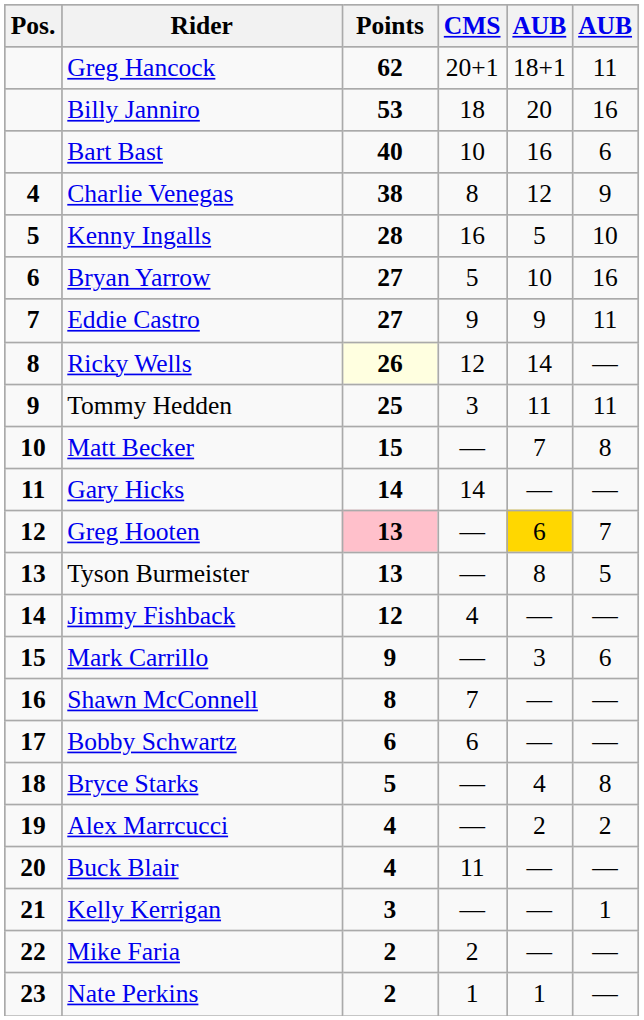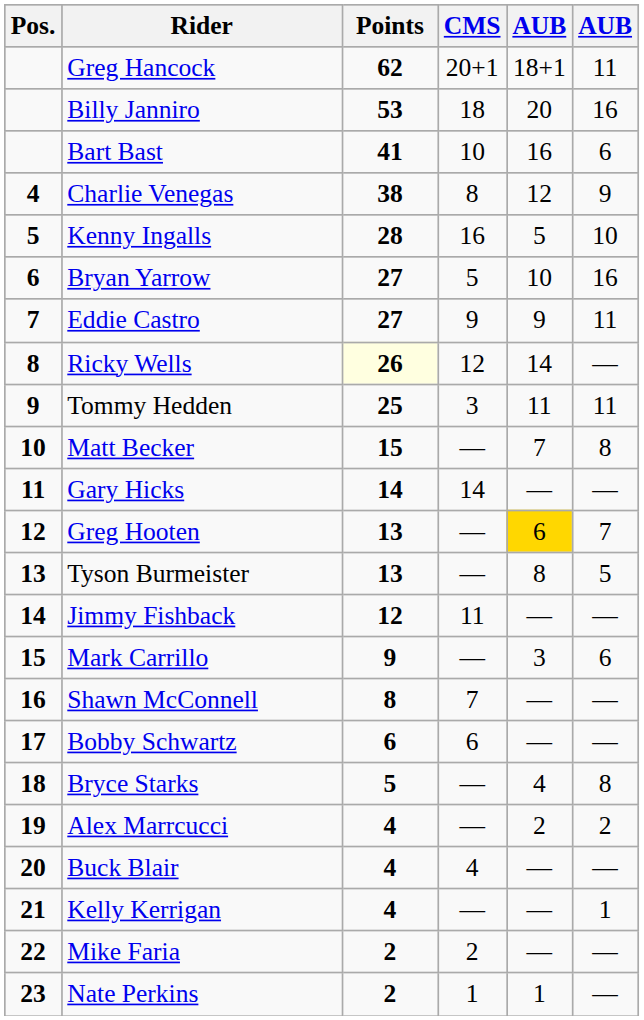(390, 152) 40 -> (390, 152) 41
(390, 530) pink background -> (390, 530) no background
(472, 615) 4 -> (472, 615) 11
(472, 867) 11 -> (472, 867) 4
(390, 909) 3 -> (390, 909) 4
